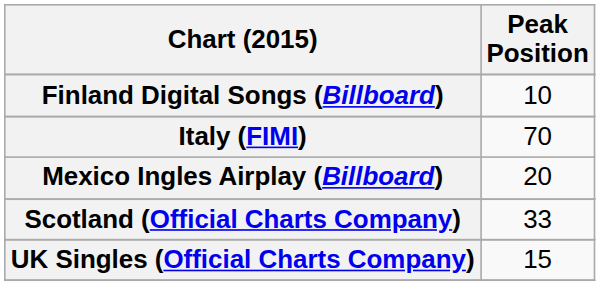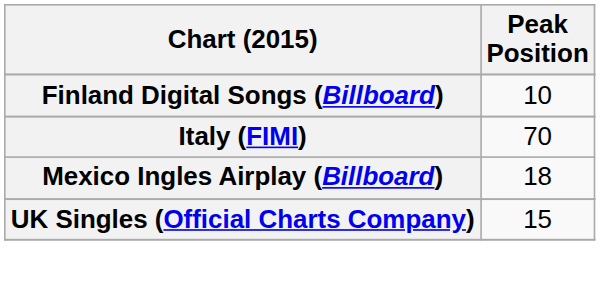(538, 177) 20 -> (538, 177) 18
- row: (243, 218)
